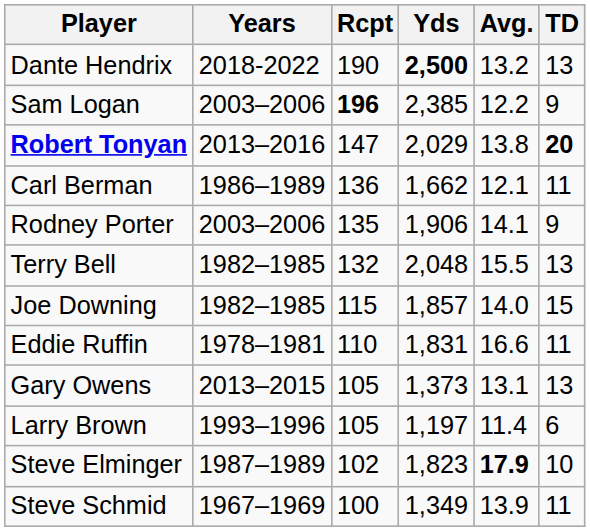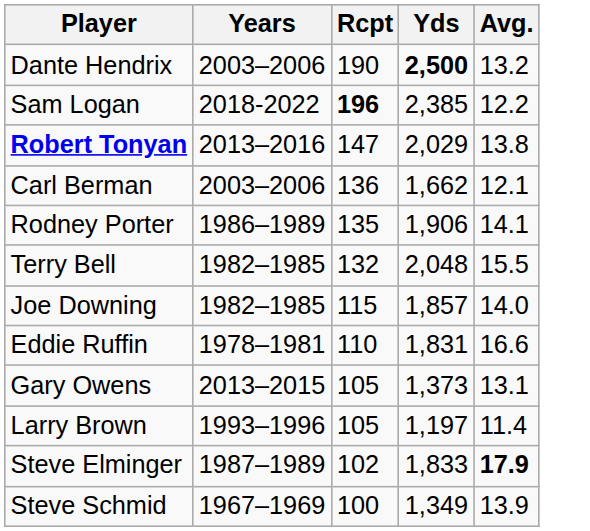- column: (562, 24)
(259, 64) 2018-2022 -> (262, 64) 2003–2006
(262, 104) 2003–2006 -> (259, 104) 2018-2022
(262, 184) 1986–1989 -> (262, 184) 2003–2006
(262, 225) 2003–2006 -> (262, 225) 1986–1989
(436, 465) 1,823 -> (436, 465) 1,833
